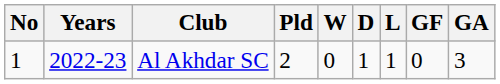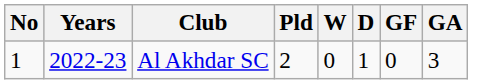- column: (393, 22)
